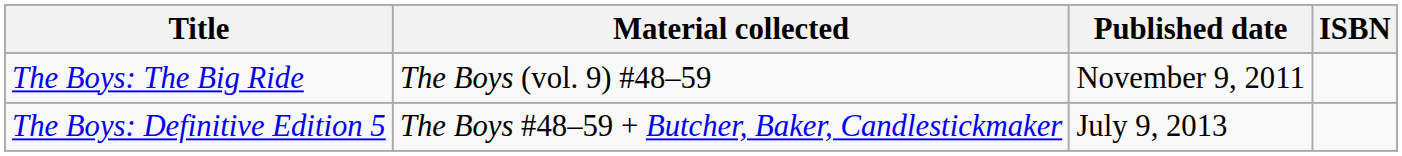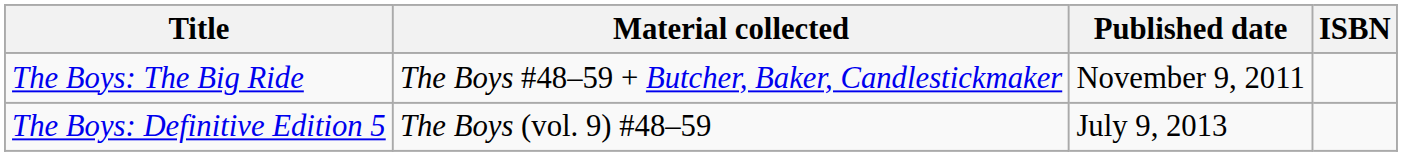(556, 77) The Boys (vol. 9) #48–59 -> (731, 77) The Boys #48–59 + Butcher, Baker, Candlestickmaker
(731, 126) The Boys #48–59 + Butcher, Baker, Candlestickmaker -> (556, 126) The Boys (vol. 9) #48–59
